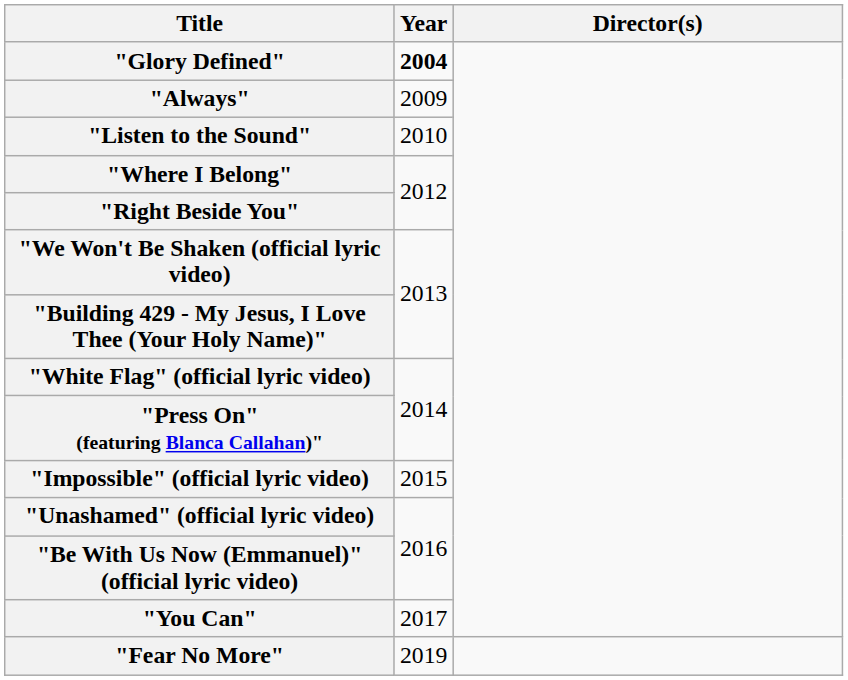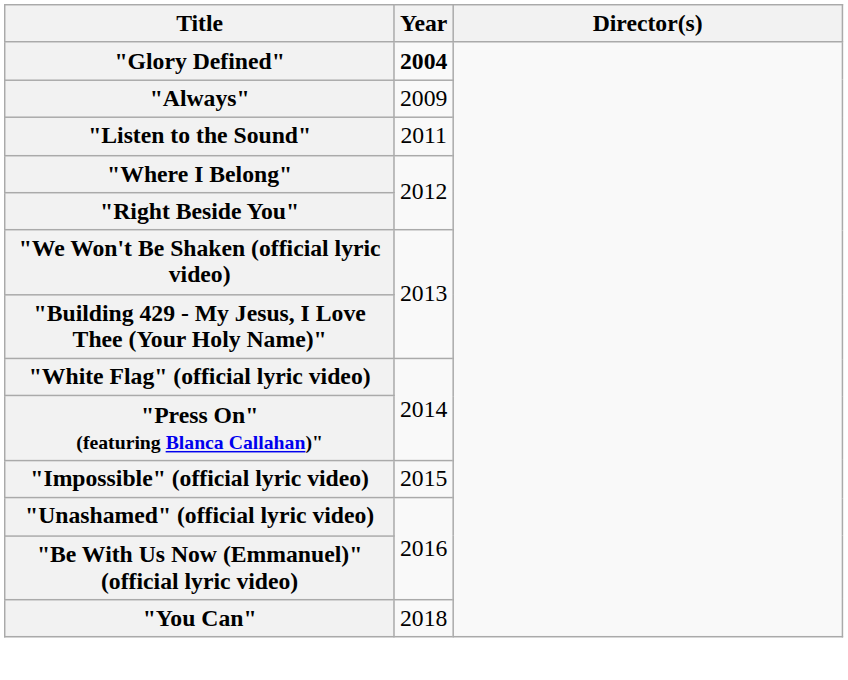(424, 135) 2010 -> (424, 135) 2011
(424, 618) 2017 -> (424, 618) 2018
- row: (200, 655)
